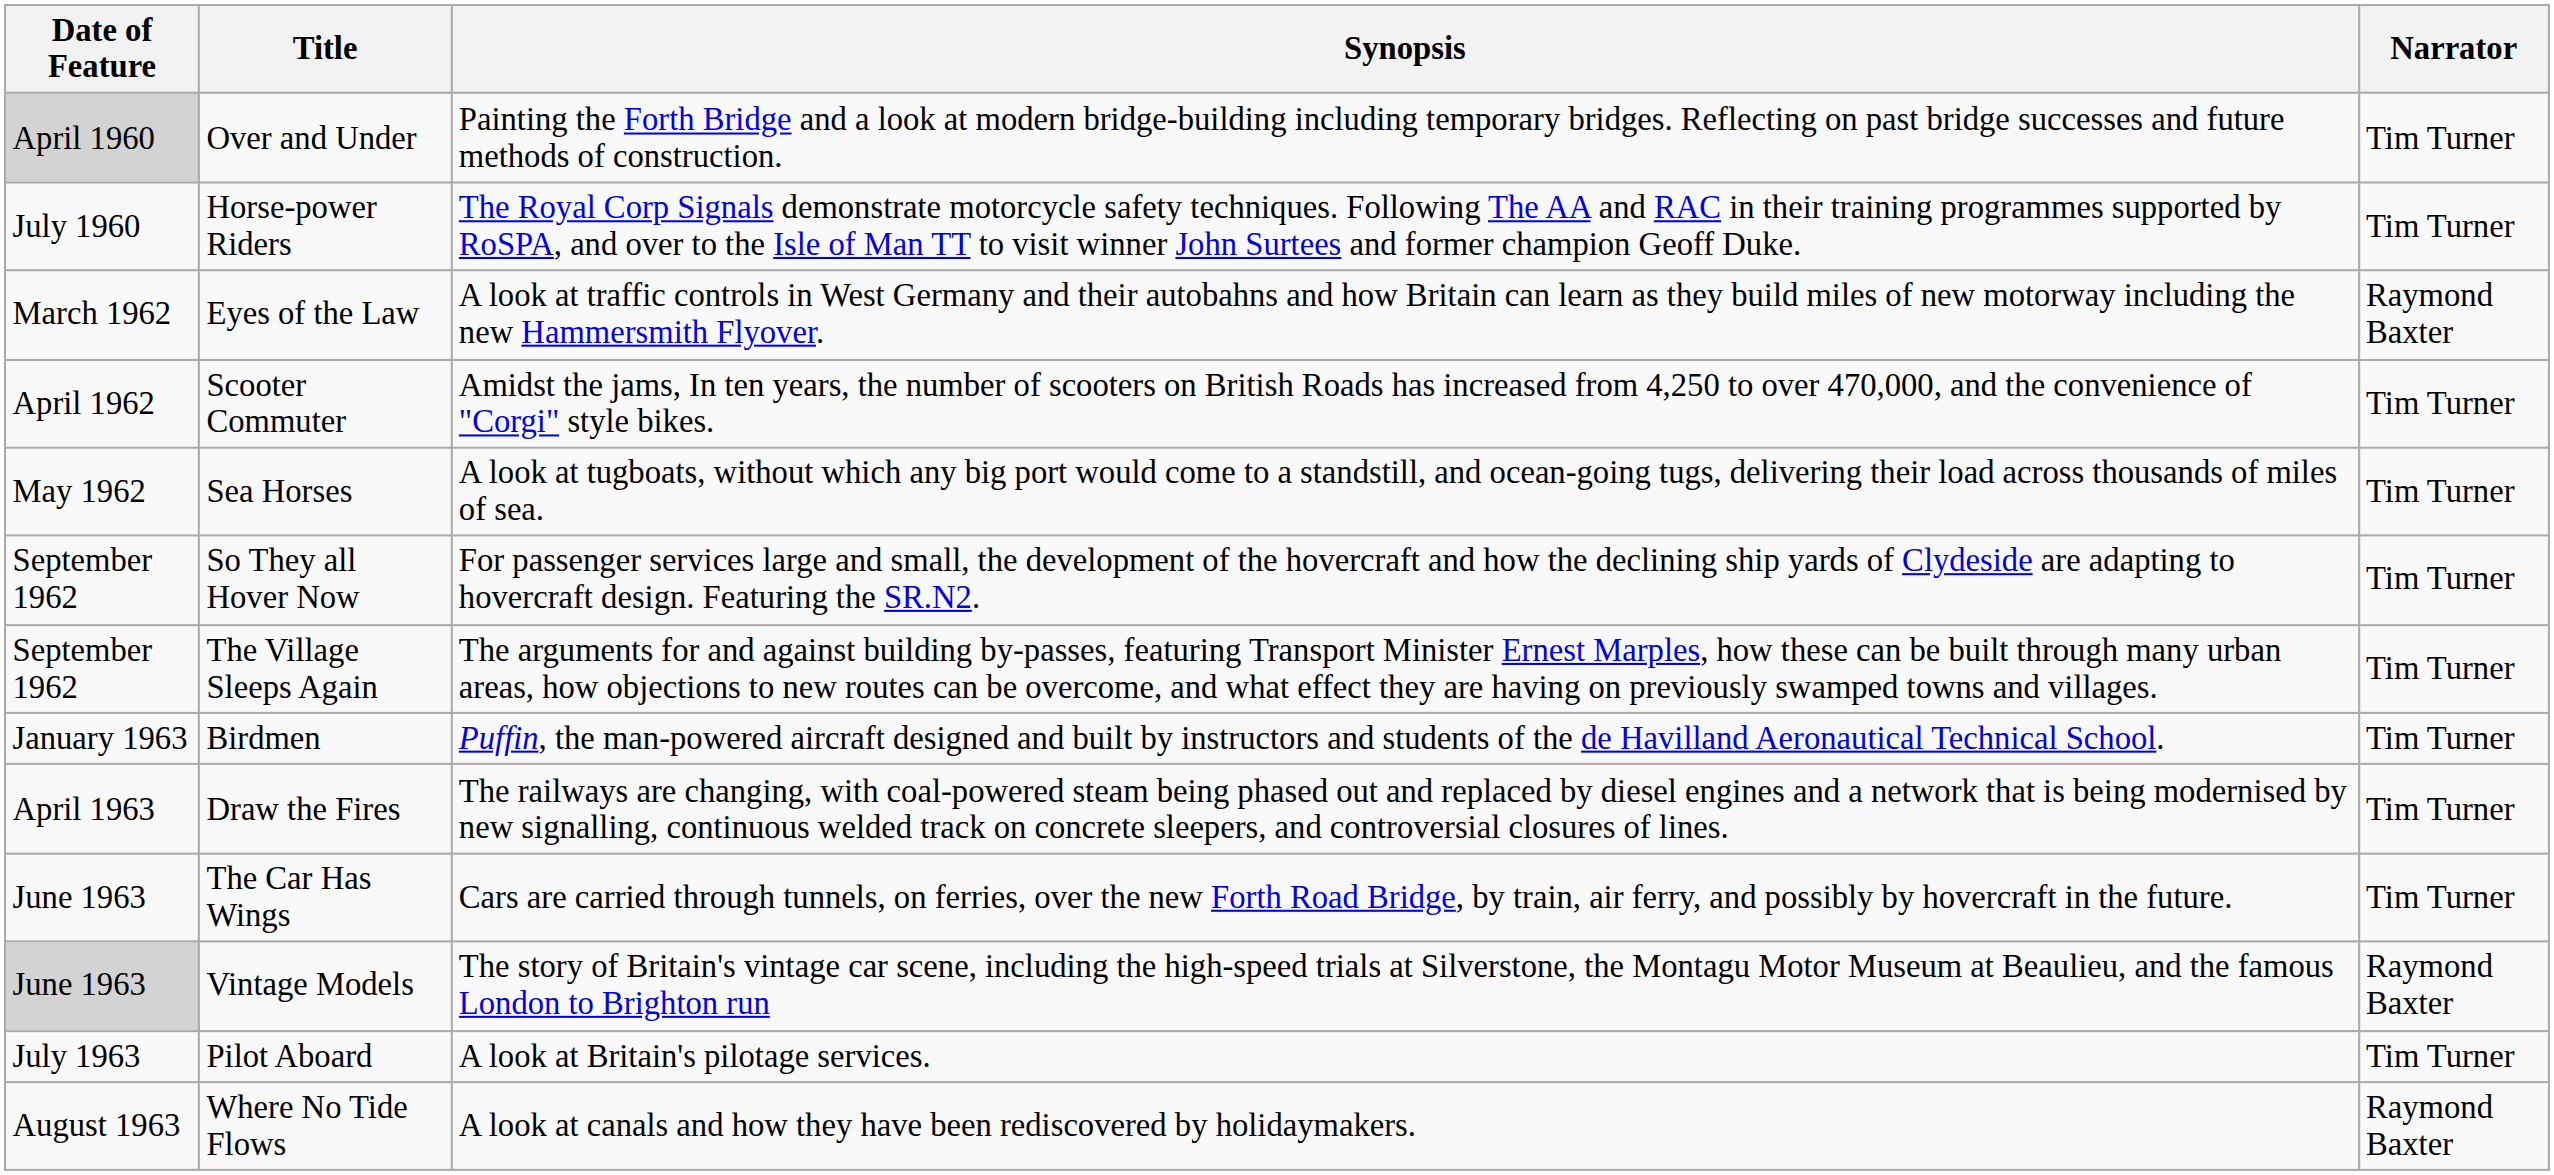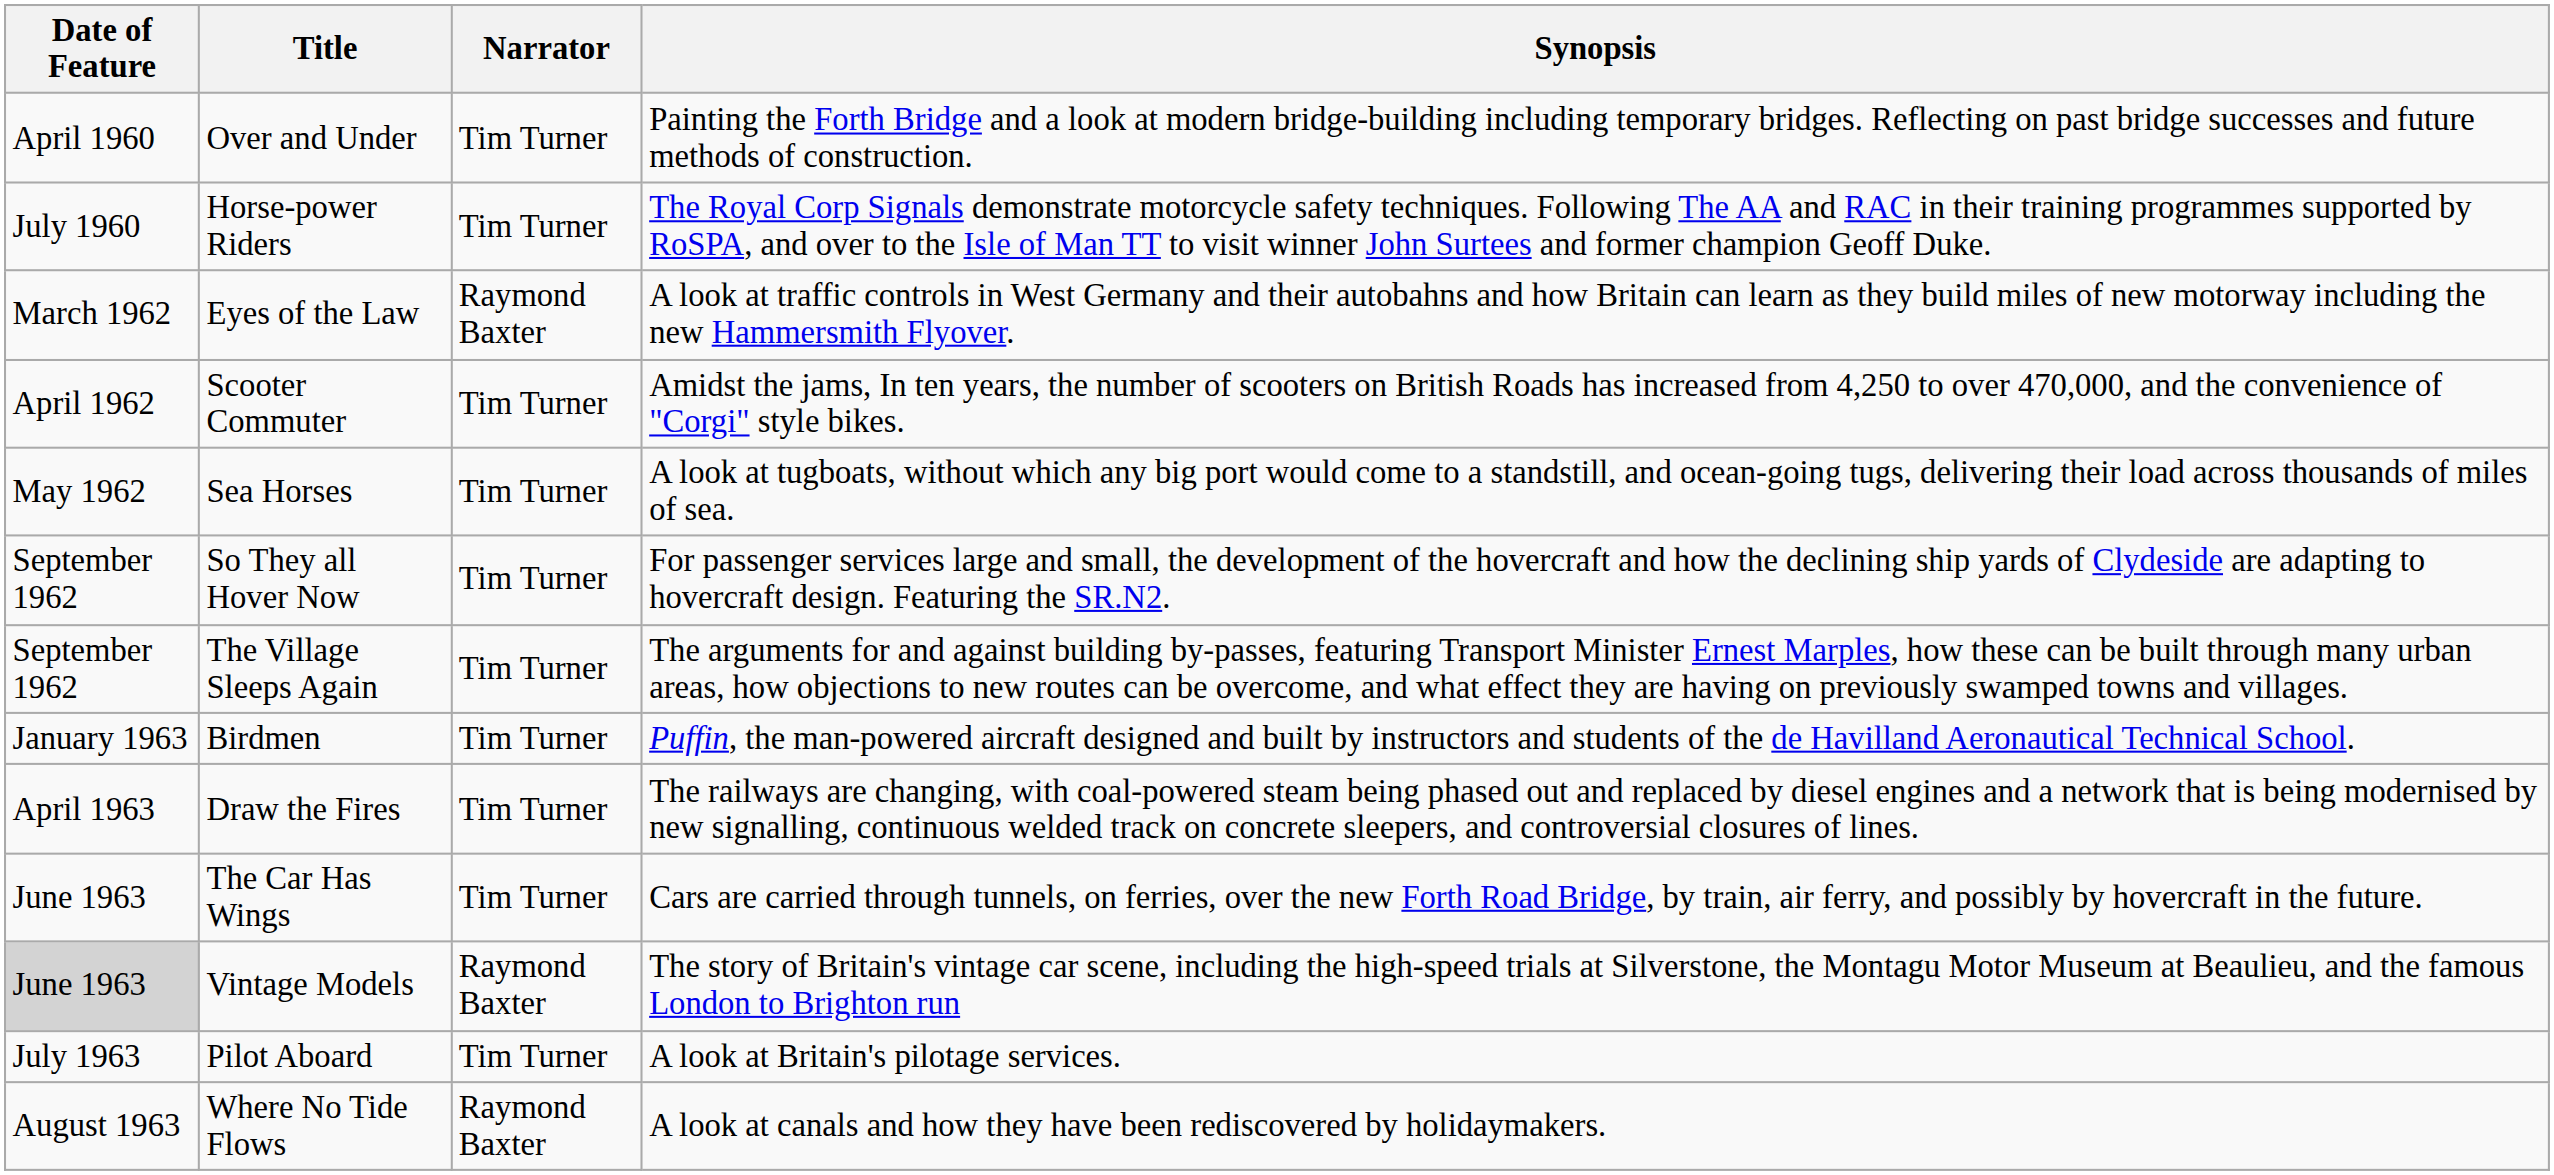columns swapped: (2454, 48) <-> (1405, 48)
(84, 137) lightgrey background -> (84, 137) no background
